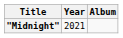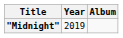(75, 26) 2021 -> (75, 26) 2019
